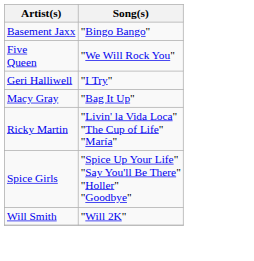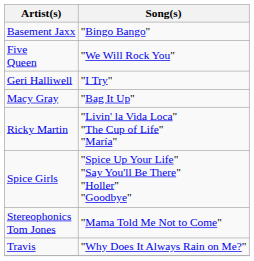+ row: (39, 222)
+ row: (21, 247)
- row: (32, 216)
